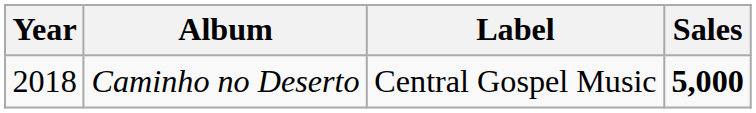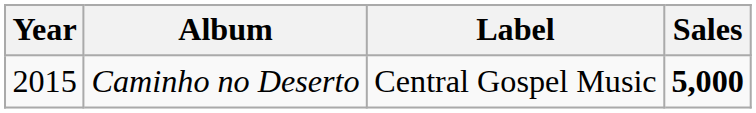(45, 81) 2018 -> (45, 81) 2015
